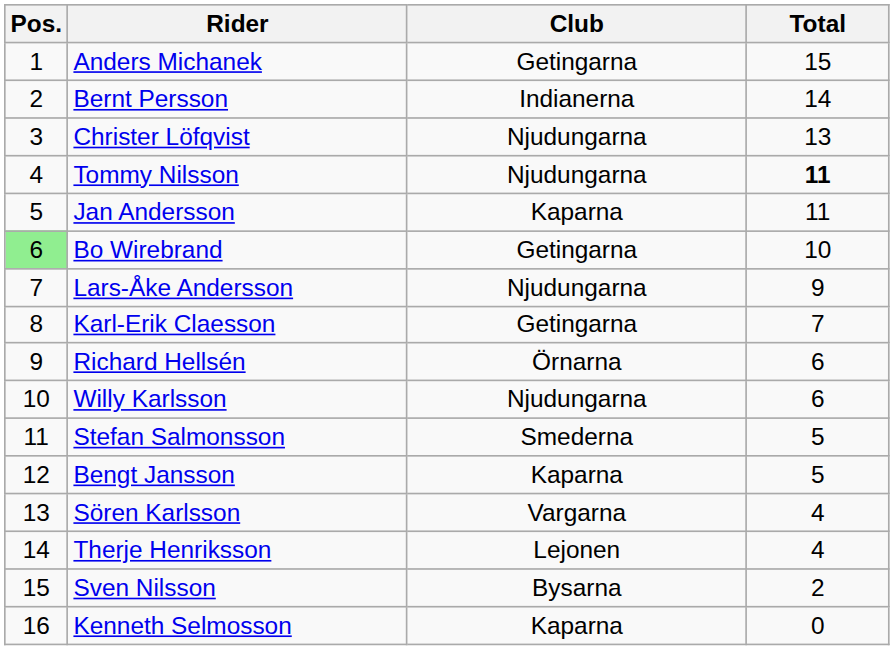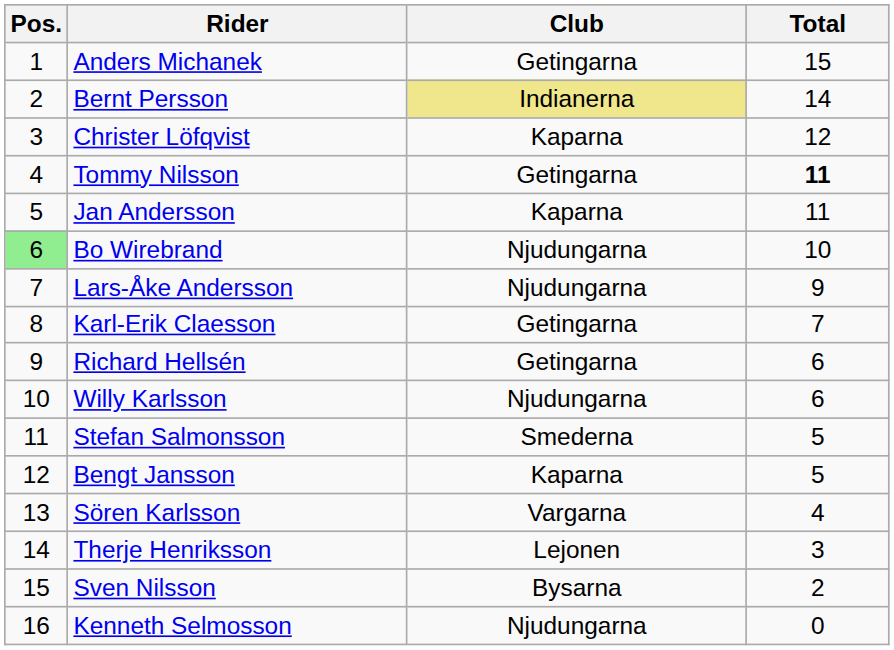(577, 99) no background -> (577, 99) khaki background
(577, 136) Njudungarna -> (577, 136) Kaparna
(818, 136) 13 -> (818, 136) 12
(577, 174) Njudungarna -> (577, 174) Getingarna
(577, 249) Getingarna -> (577, 249) Njudungarna
(577, 362) Örnarna -> (577, 362) Getingarna
(818, 550) 4 -> (818, 550) 3
(577, 625) Kaparna -> (577, 625) Njudungarna
